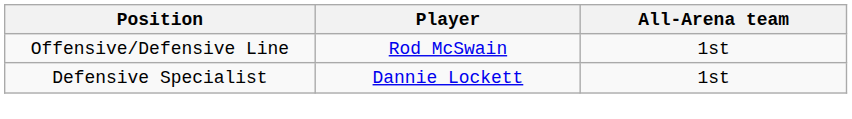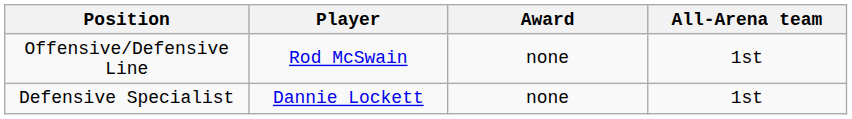+ column: (548, 19)
